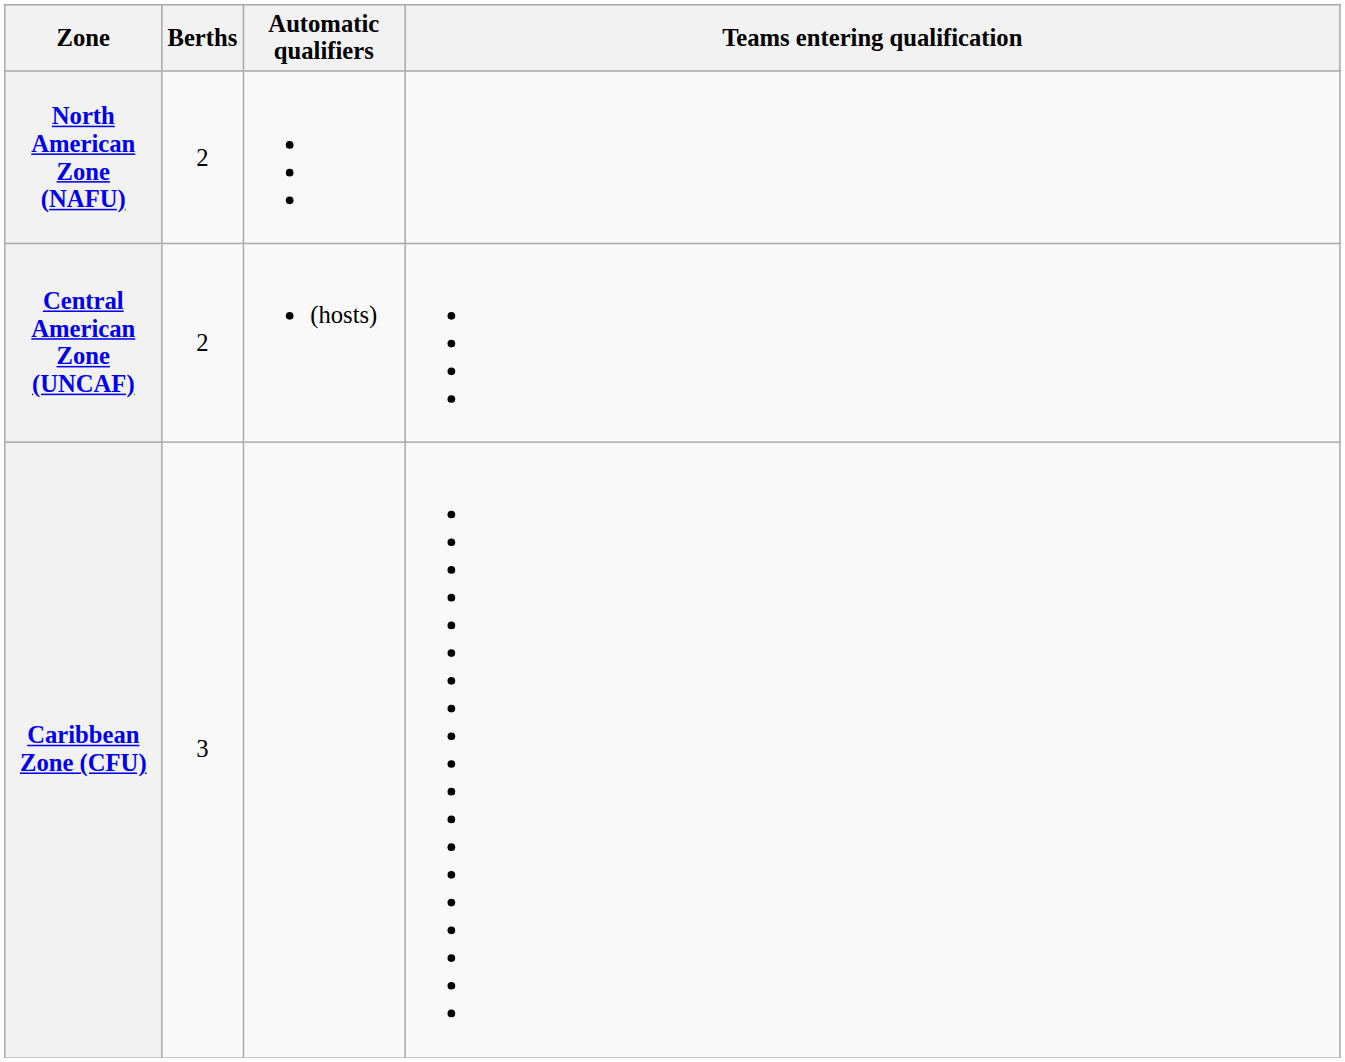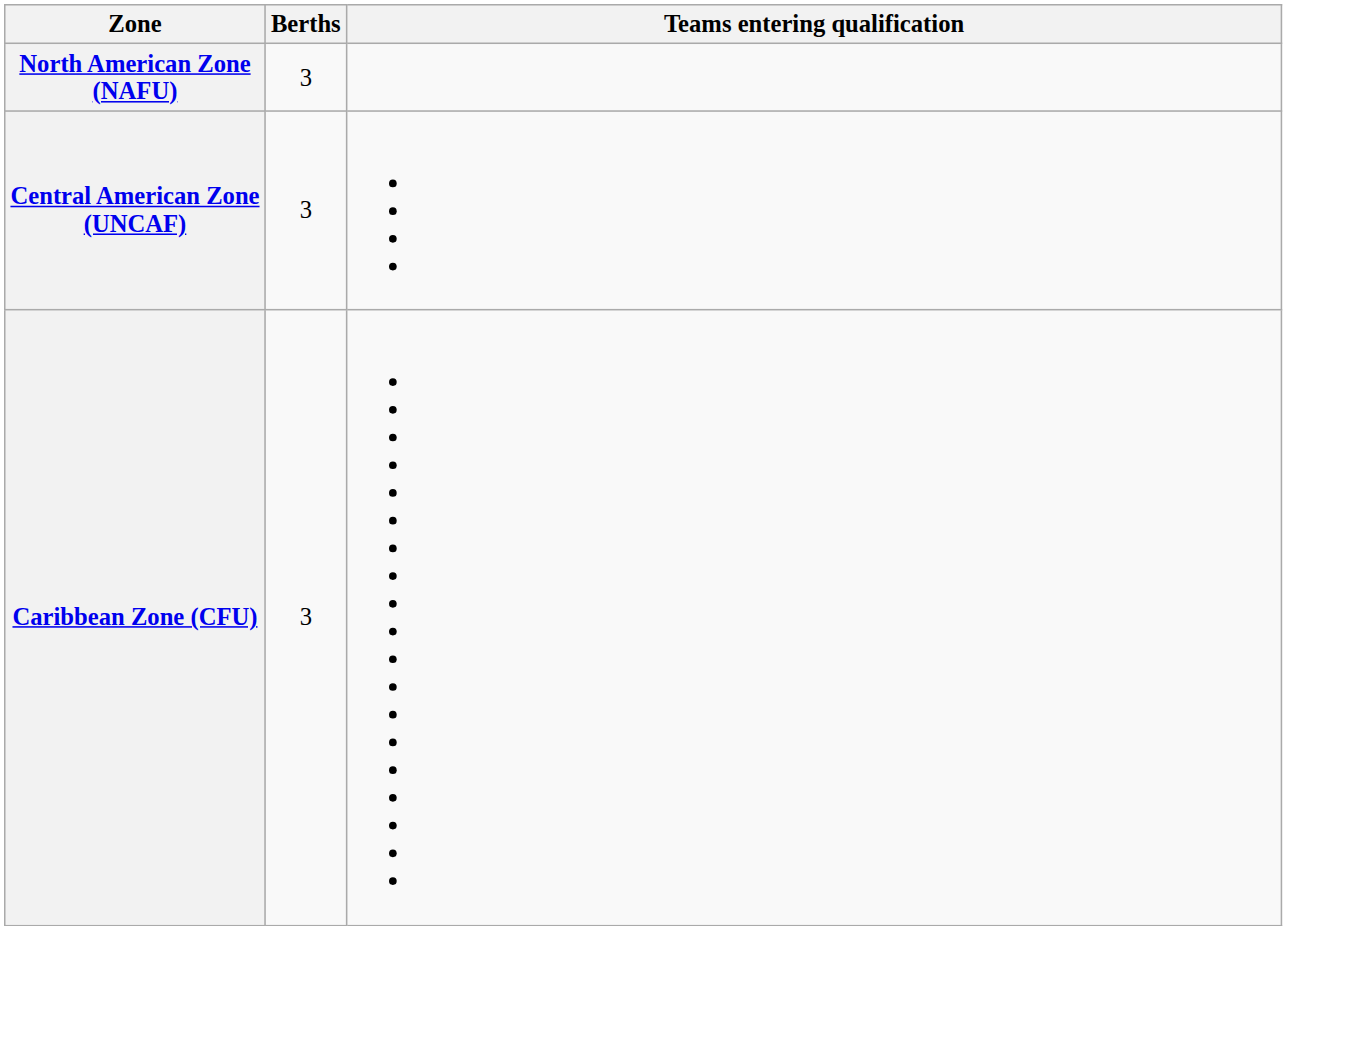- column: (324, 37)
(202, 157) 2 -> (306, 76) 3
(202, 342) 2 -> (306, 209) 3
